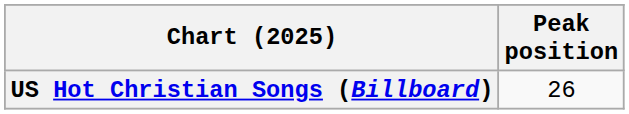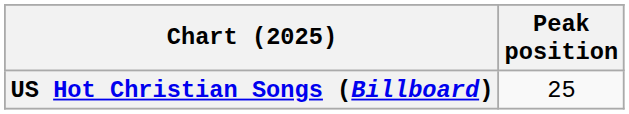(561, 90) 26 -> (561, 90) 25
